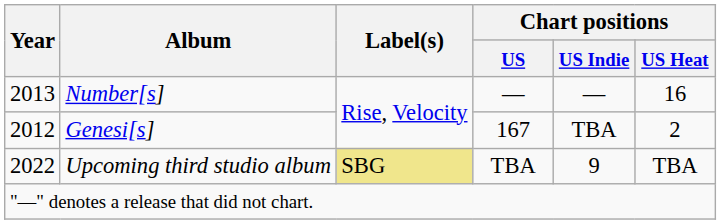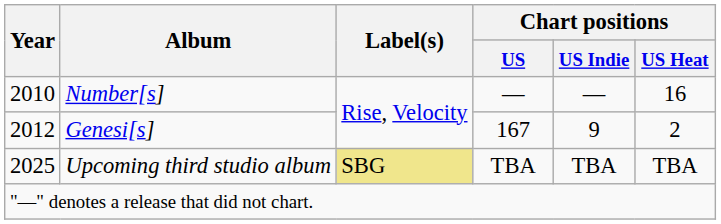(32, 93) 2013 -> (32, 93) 2010
(594, 129) TBA -> (594, 129) 9
(32, 165) 2022 -> (32, 165) 2025
(594, 165) 9 -> (594, 165) TBA
